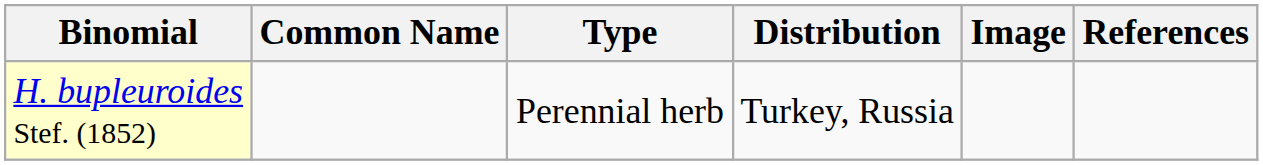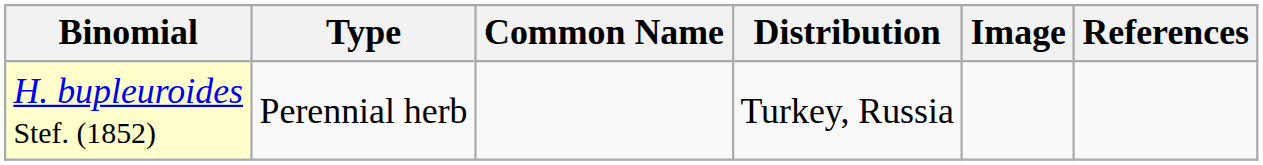columns swapped: (379, 32) <-> (620, 32)
